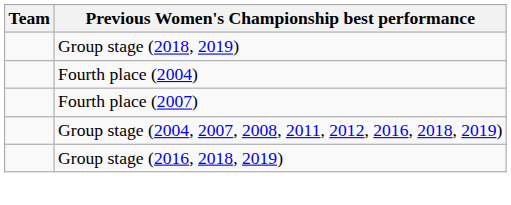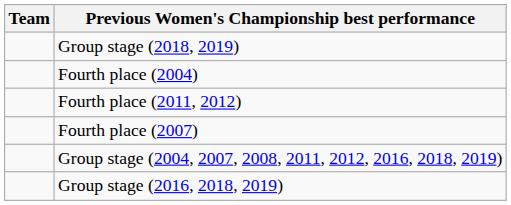+ row: (150, 102)
